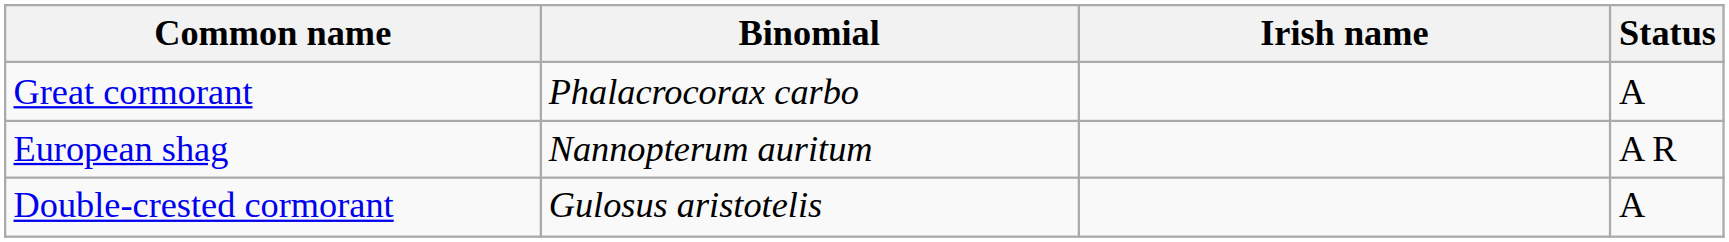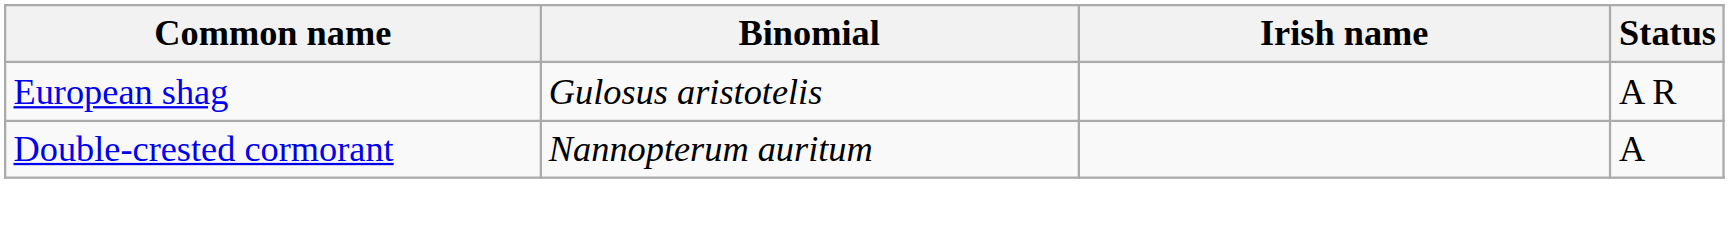- row: (133, 90)
(711, 148) Nannopterum auritum -> (686, 90) Gulosus aristotelis
(685, 206) Gulosus aristotelis -> (711, 148) Nannopterum auritum
